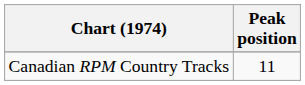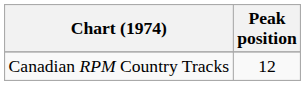(267, 66) 11 -> (267, 66) 12
